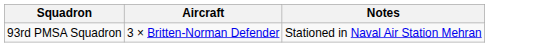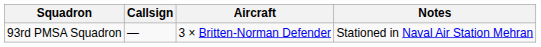+ column: (150, 13)
